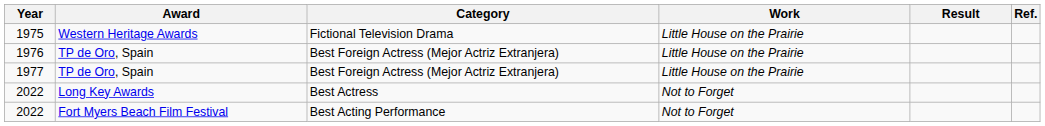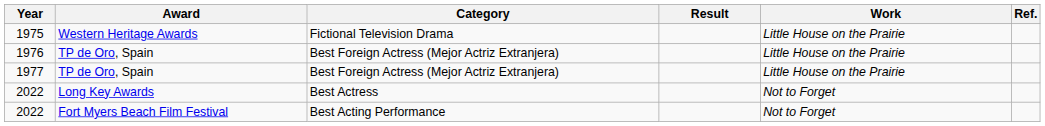columns swapped: (784, 14) <-> (961, 14)
